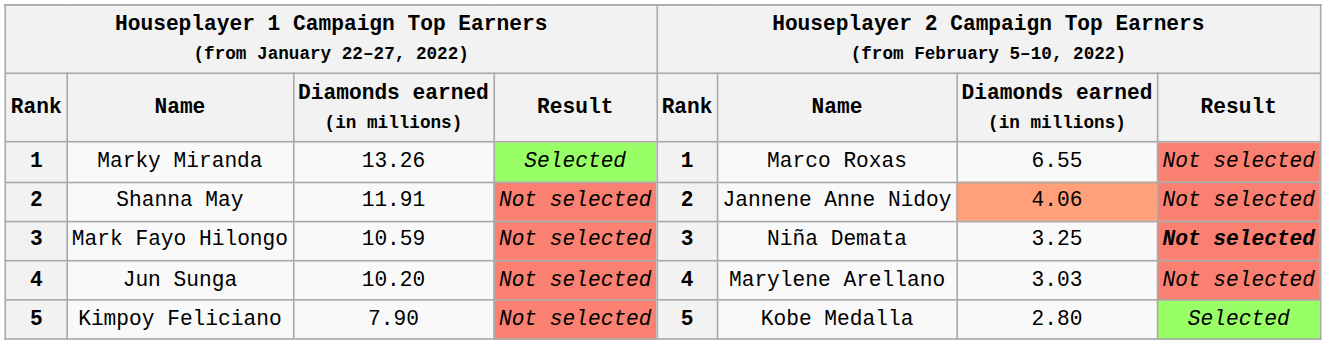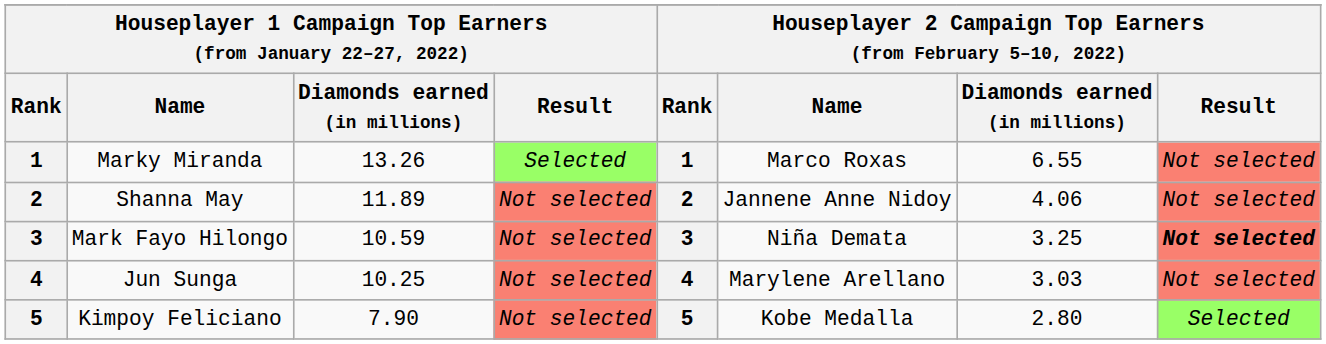(393, 201) 11.91 -> (393, 201) 11.89
(1057, 201) lightsalmon background -> (1057, 201) no background
(393, 280) 10.20 -> (393, 280) 10.25
